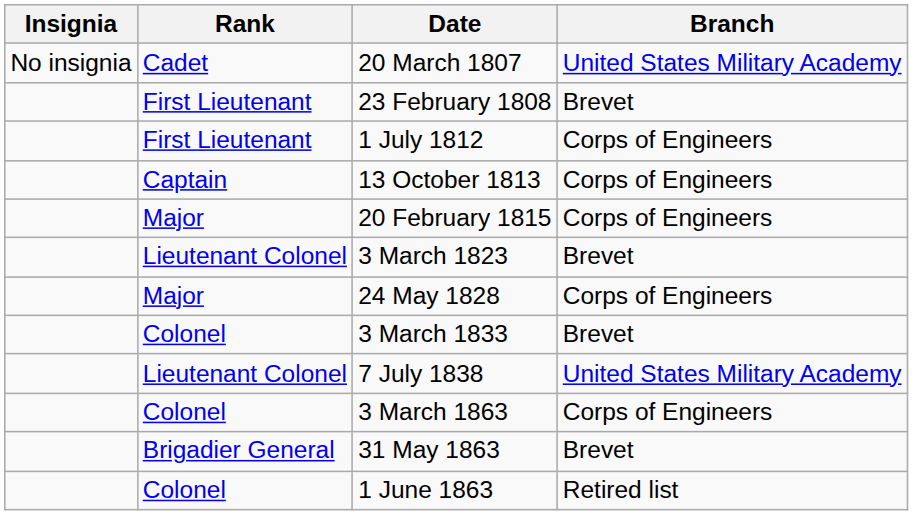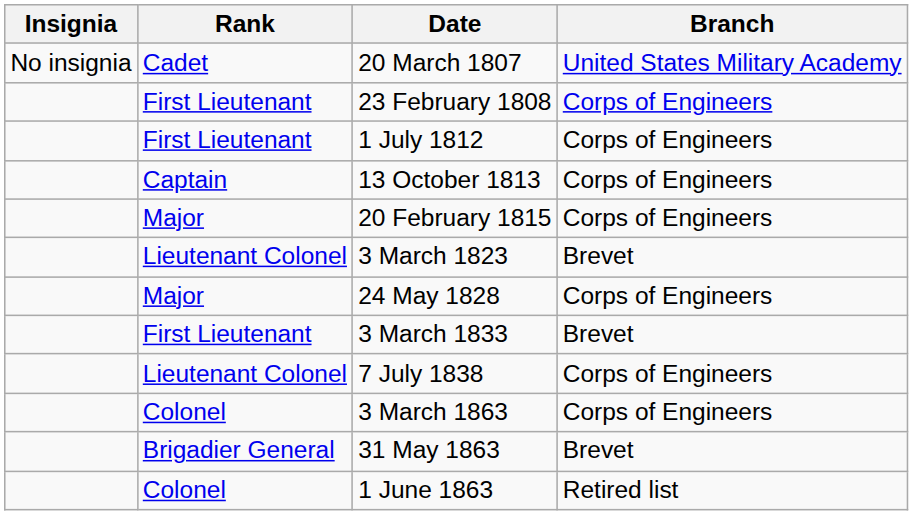(598, 101) Brevet -> (668, 101) Corps of Engineers
(184, 334) Colonel -> (227, 334) First Lieutenant
(732, 373) United States Military Academy -> (668, 373) Corps of Engineers
